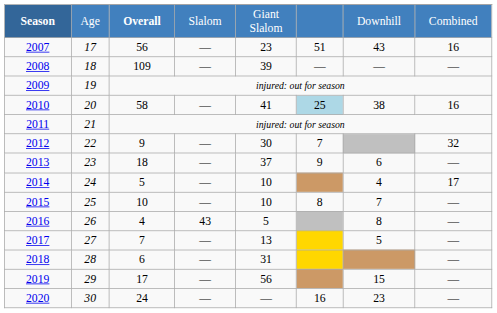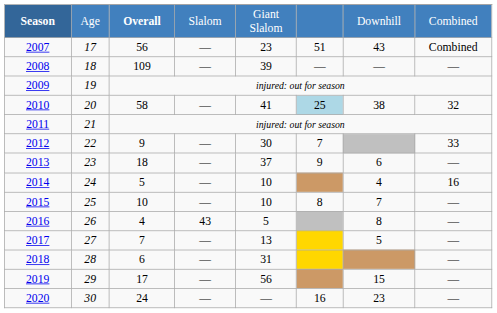(453, 47) 16 -> (453, 47) Combined
(453, 105) 16 -> (453, 105) 32
(453, 143) 32 -> (453, 143) 33
(453, 182) 17 -> (453, 182) 16
